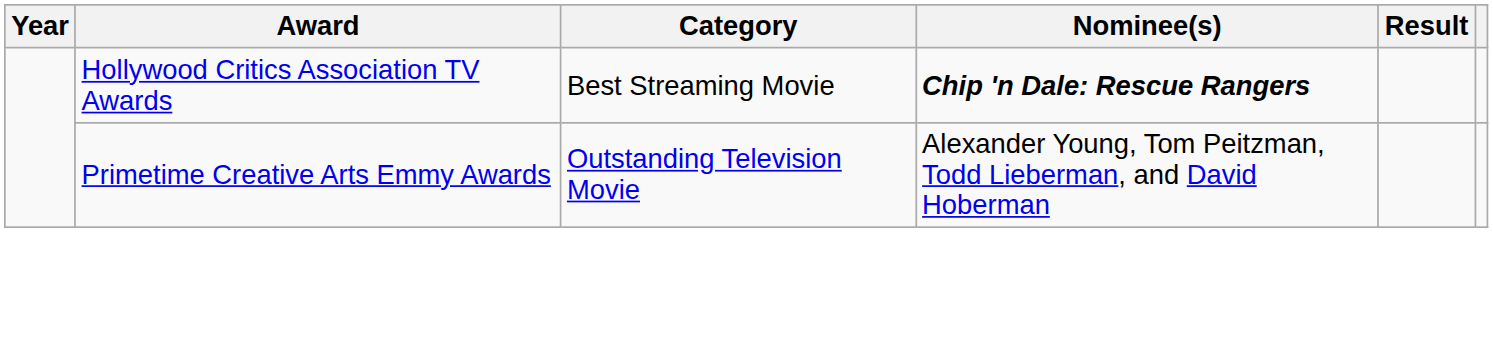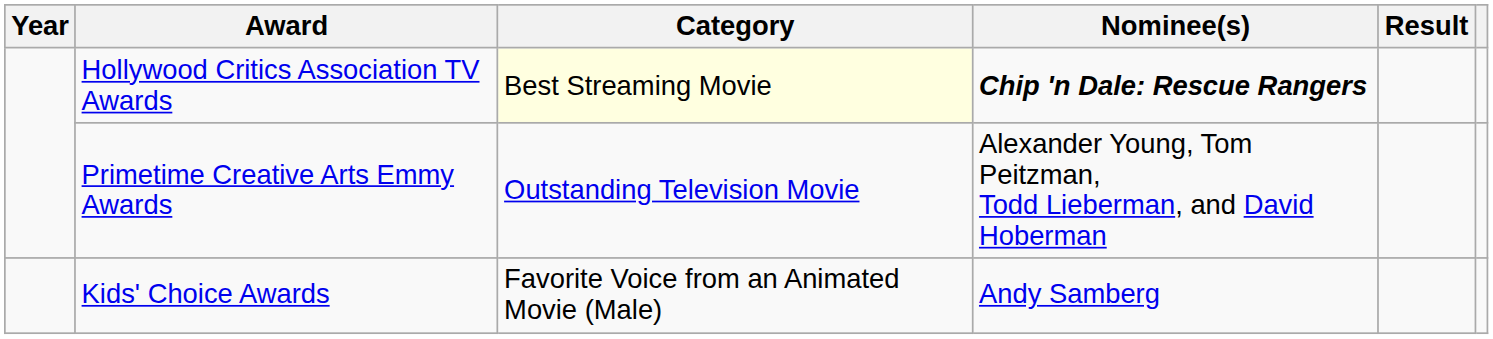(701, 84) no background -> (638, 84) lightyellow background
+ row: (206, 294)
